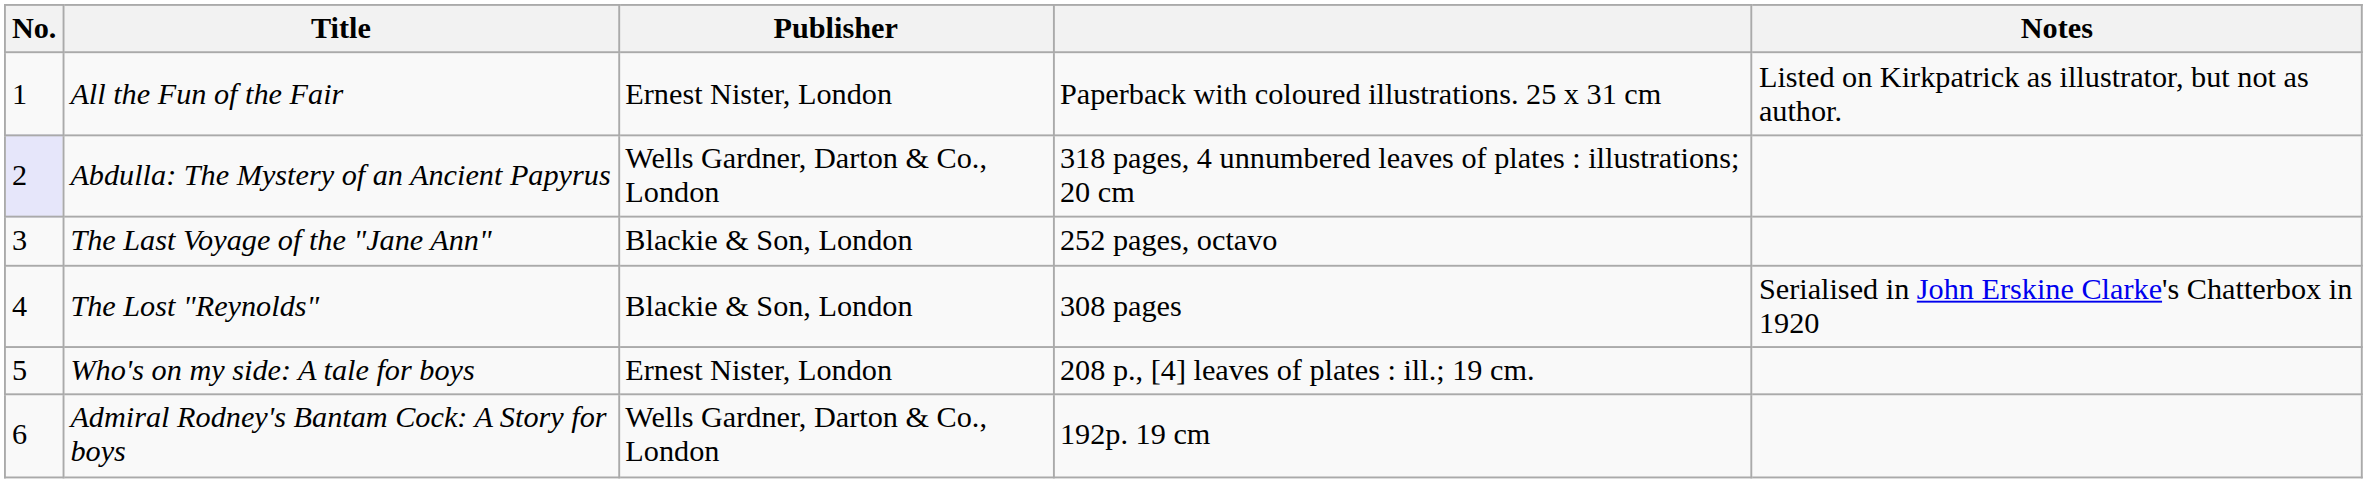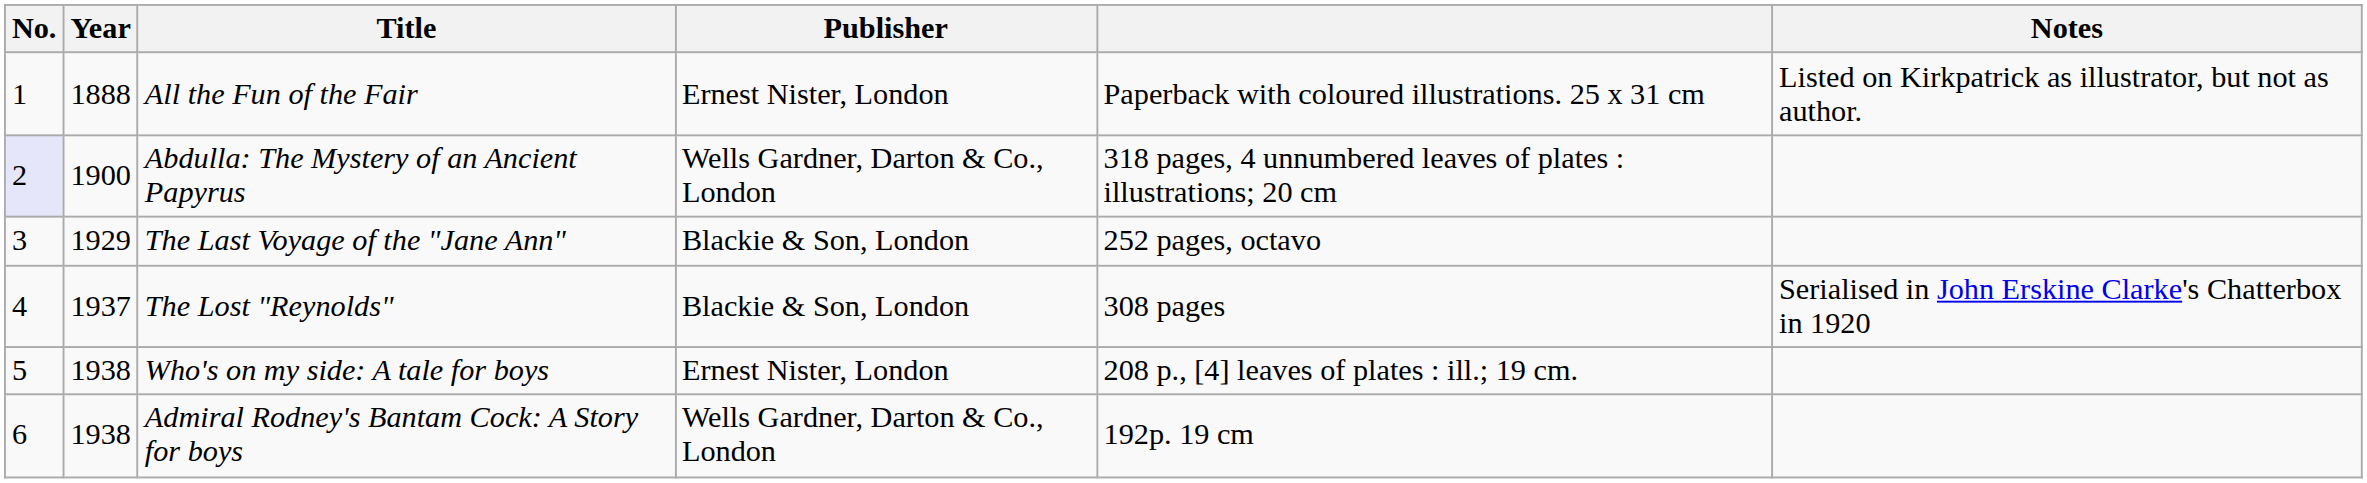+ column: (101, 28)
